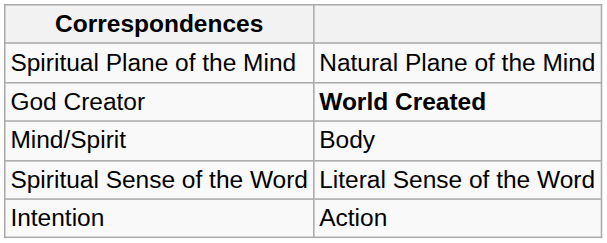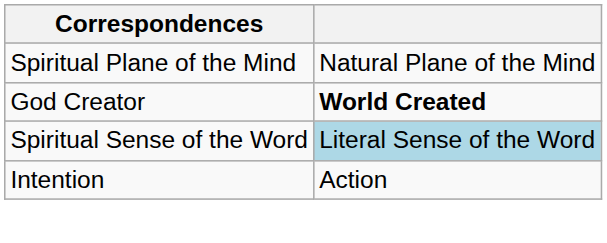- row: (68, 140)
(457, 179) no background -> (457, 140) lightblue background
